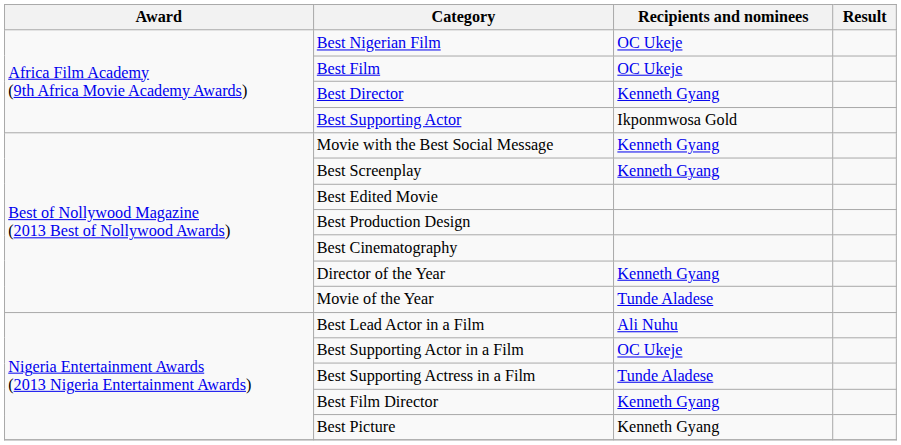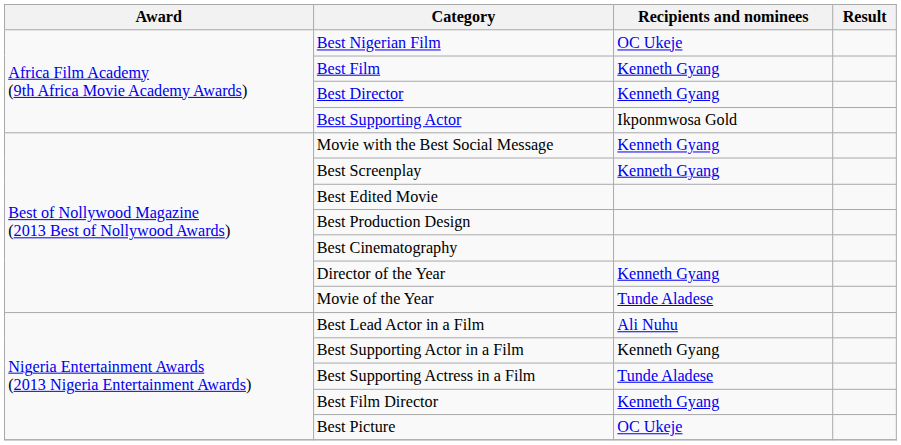(650, 68) OC Ukeje -> (668, 68) Kenneth Gyang
(650, 350) OC Ukeje -> (668, 350) Kenneth Gyang
(668, 427) Kenneth Gyang -> (650, 427) OC Ukeje
